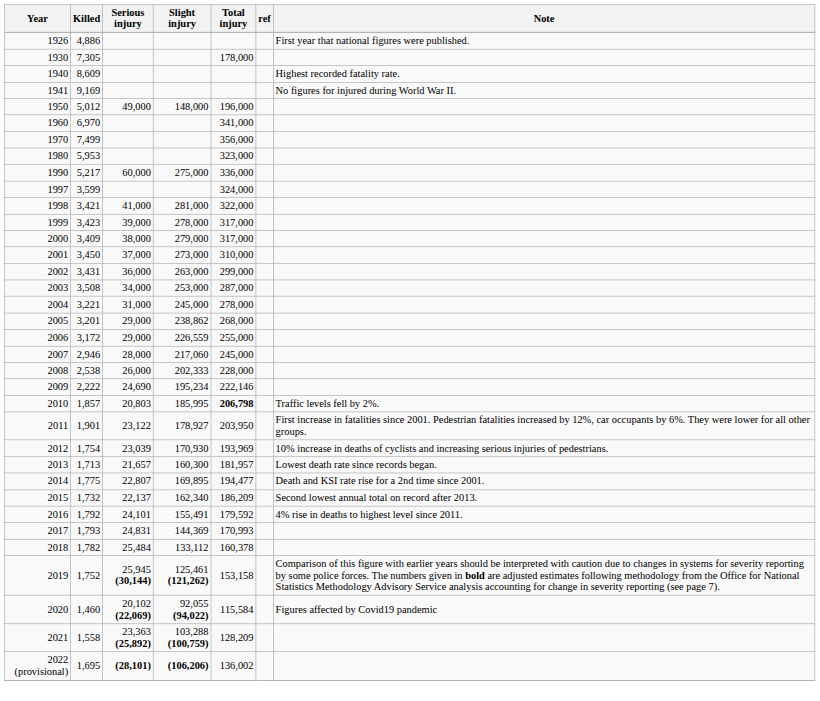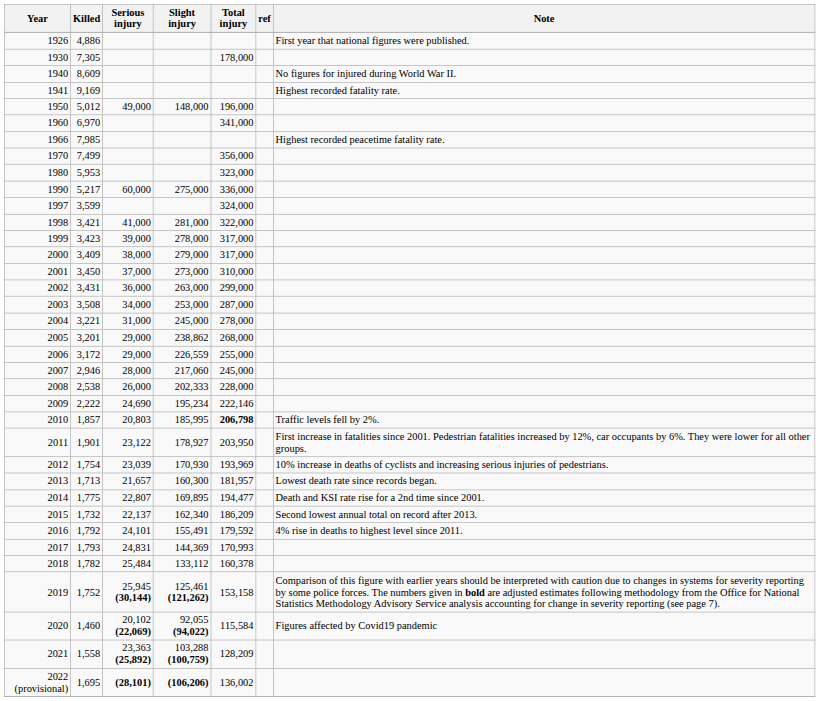(338, 73) Highest recorded fatality rate. -> (366, 73) No figures for injured during World War II.
(366, 90) No figures for injured during World War II. -> (338, 90) Highest recorded fatality rate.
+ row: (58, 139)
